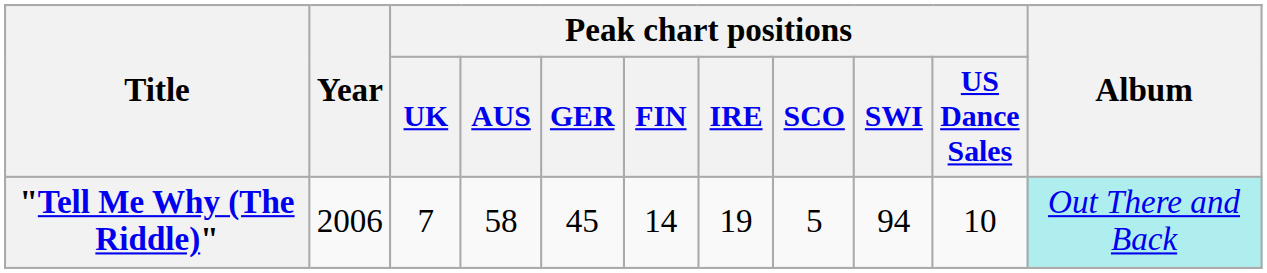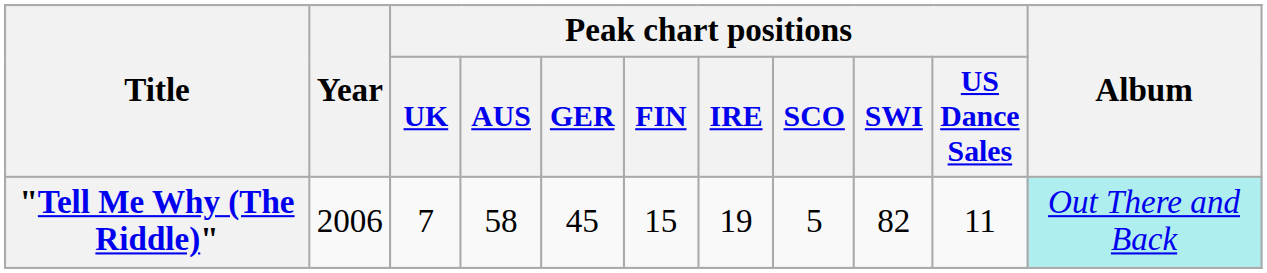(661, 221) 14 -> (661, 221) 15
(894, 221) 94 -> (894, 221) 82
(980, 221) 10 -> (980, 221) 11
